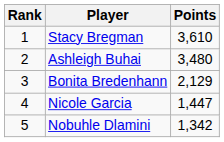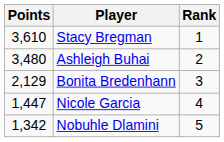columns swapped: (25, 15) <-> (195, 15)
